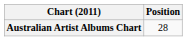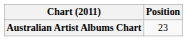(163, 28) 28 -> (163, 28) 23
